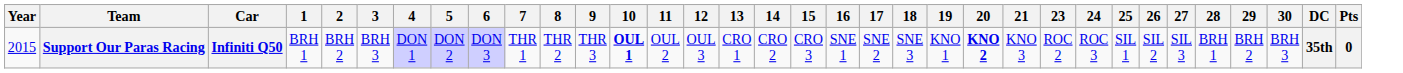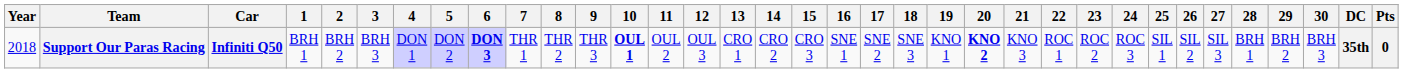+ column: (1059, 15)
(22, 47) 2015 -> (22, 47) 2018
(487, 47) normal -> (487, 47) bold
